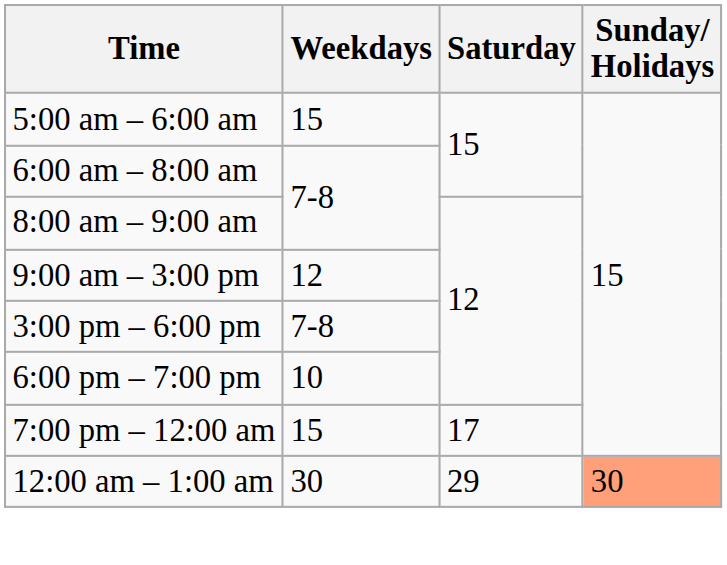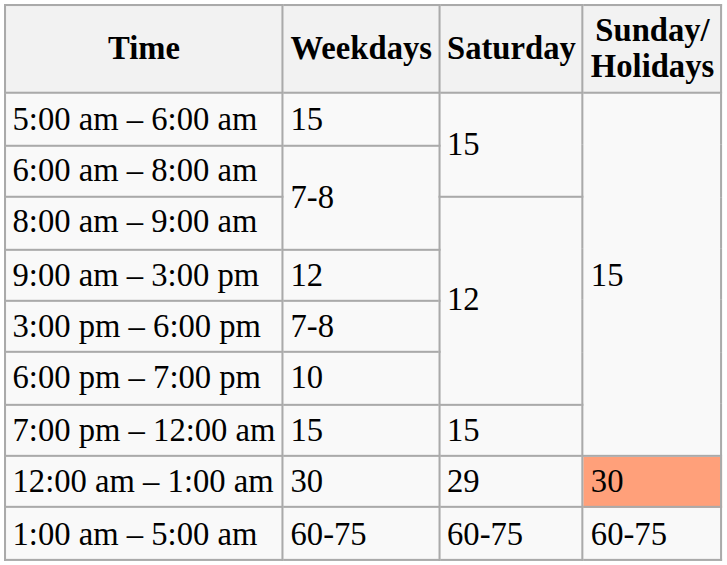(463, 429) 17 -> (463, 429) 15
+ row: (135, 532)
